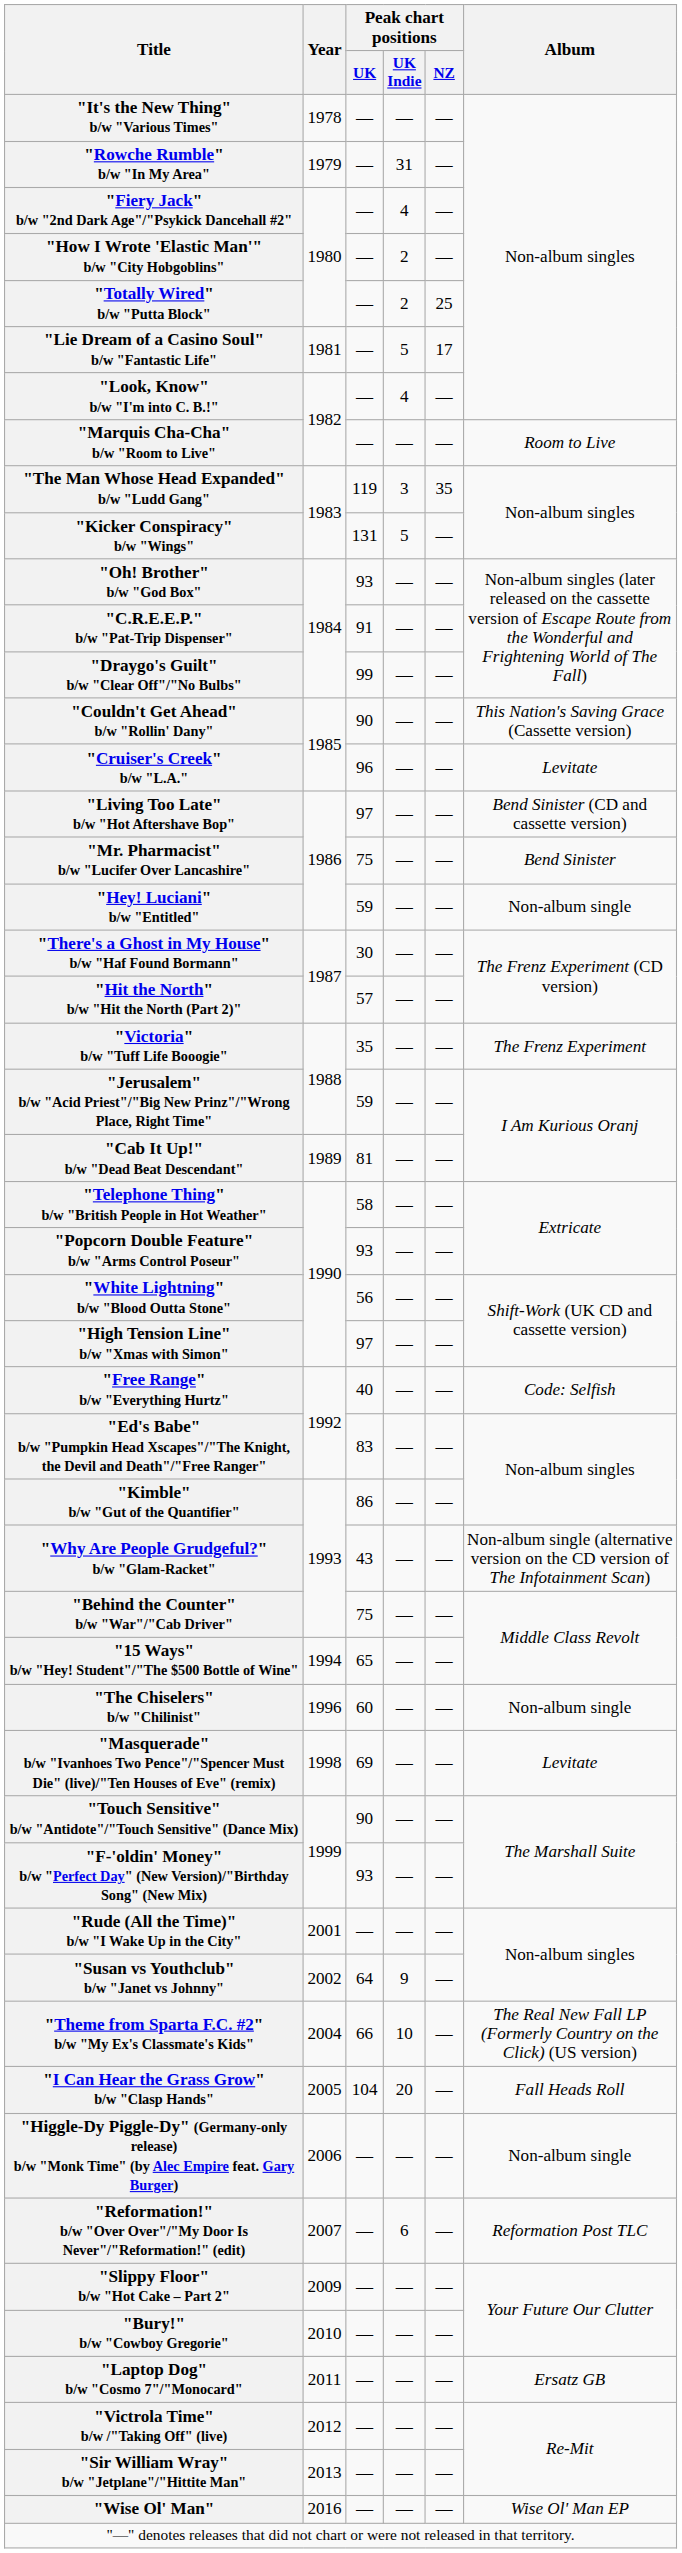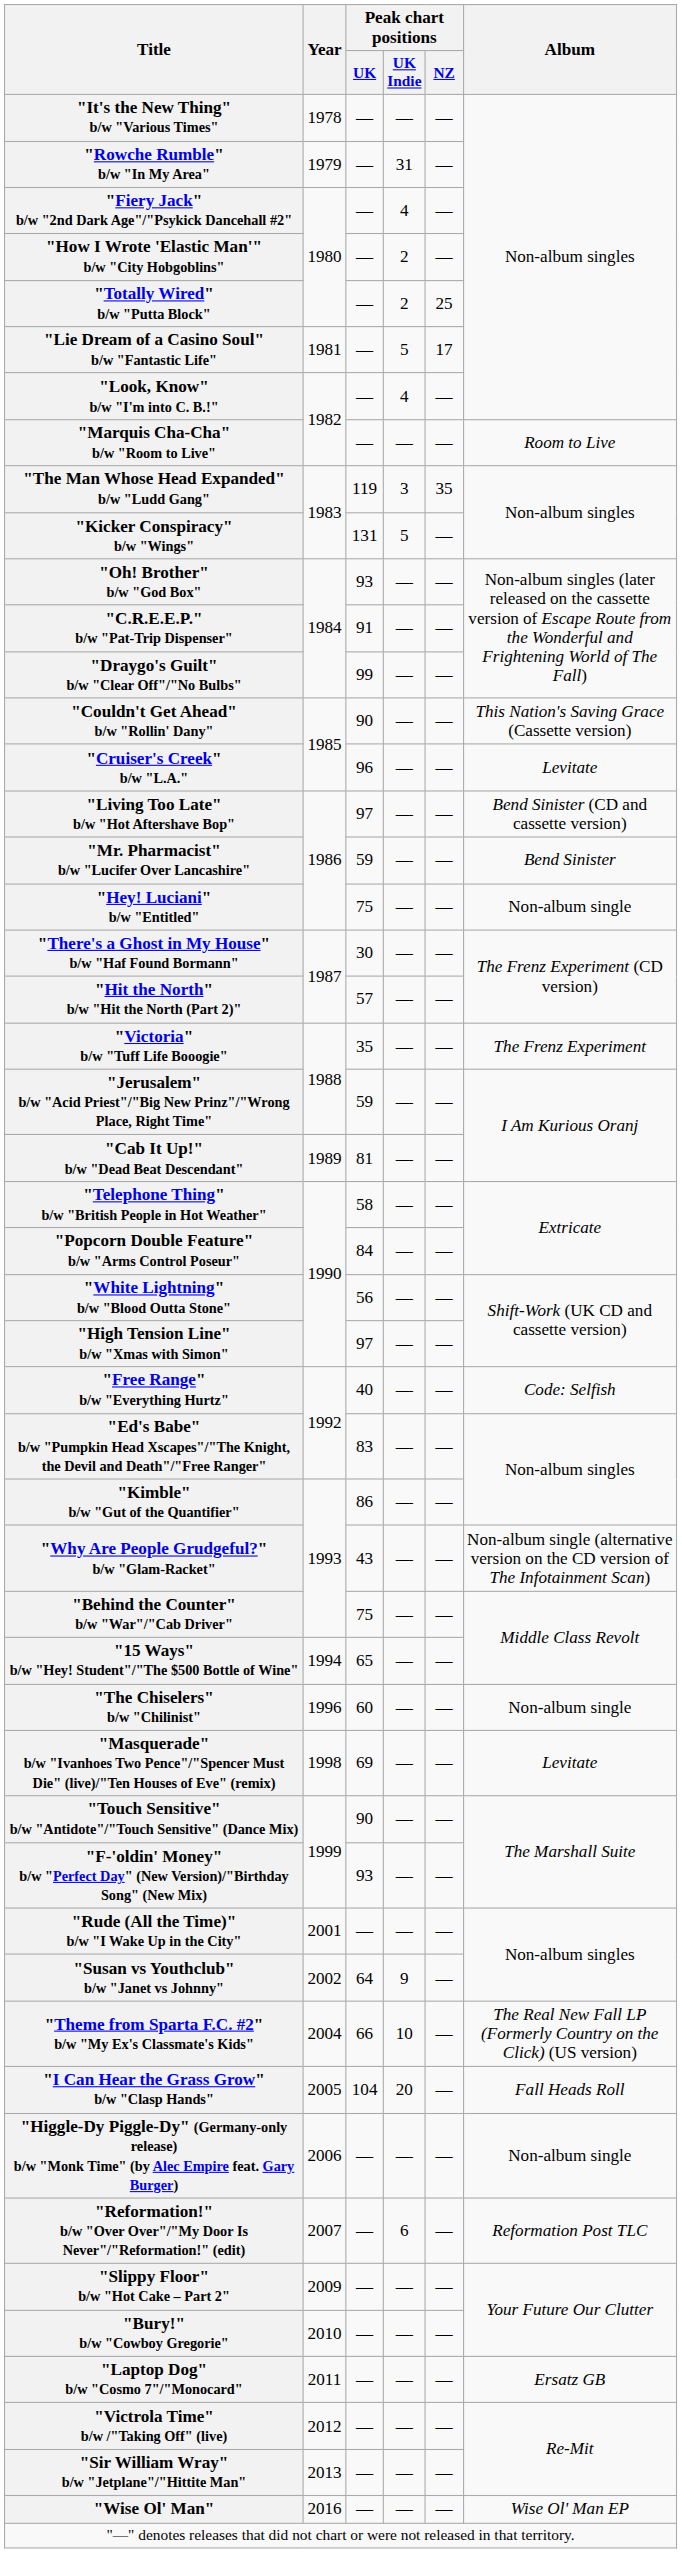(365, 860) 75 -> (365, 860) 59
(365, 906) 59 -> (365, 906) 75
(365, 1250) 93 -> (365, 1250) 84
